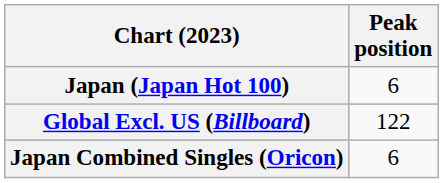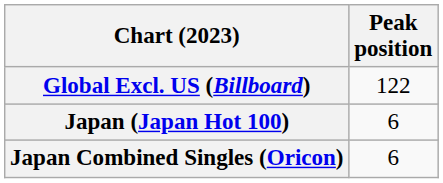rows swapped: (177, 121) <-> (177, 85)
